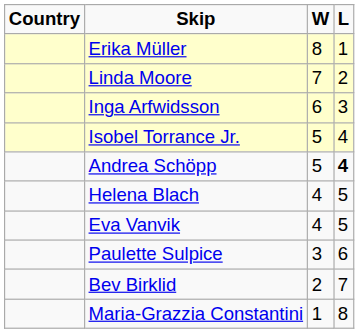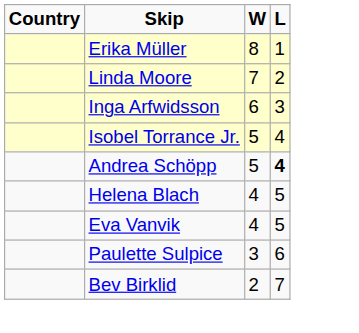- row: (196, 313)
